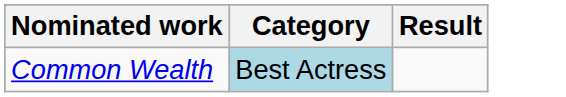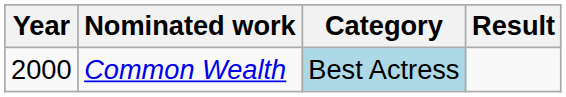+ column: (41, 26)
